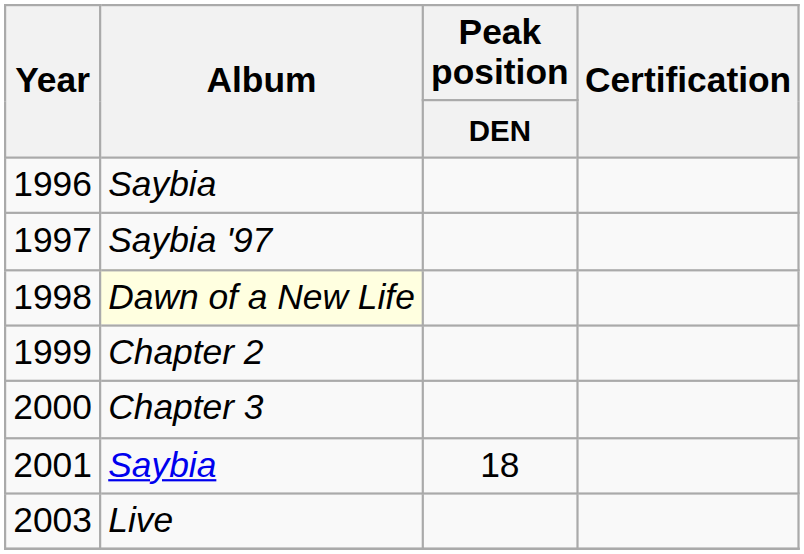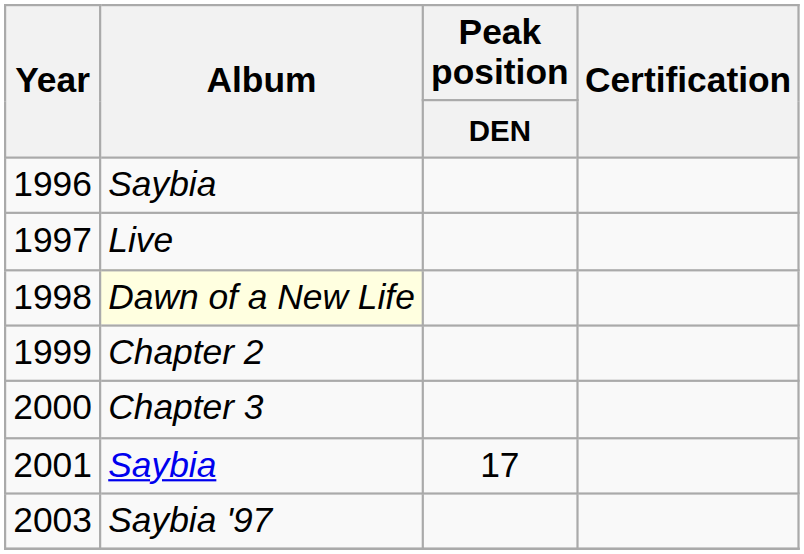(190, 240) Saybia '97 -> (141, 240) Live
(500, 464) 18 -> (500, 464) 17
(141, 520) Live -> (190, 520) Saybia '97
